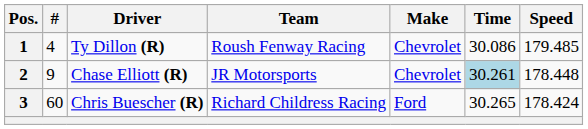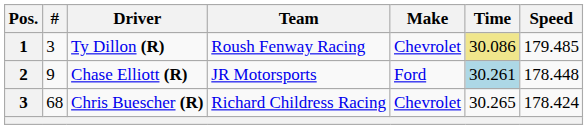(50, 46) 4 -> (50, 46) 3
(492, 46) no background -> (492, 46) khaki background
(428, 74) Chevrolet -> (410, 74) Ford
(55, 102) 60 -> (55, 102) 68
(410, 102) Ford -> (428, 102) Chevrolet
